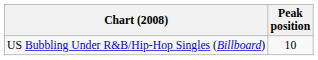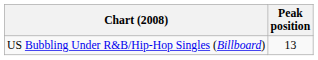(290, 45) 10 -> (290, 45) 13
